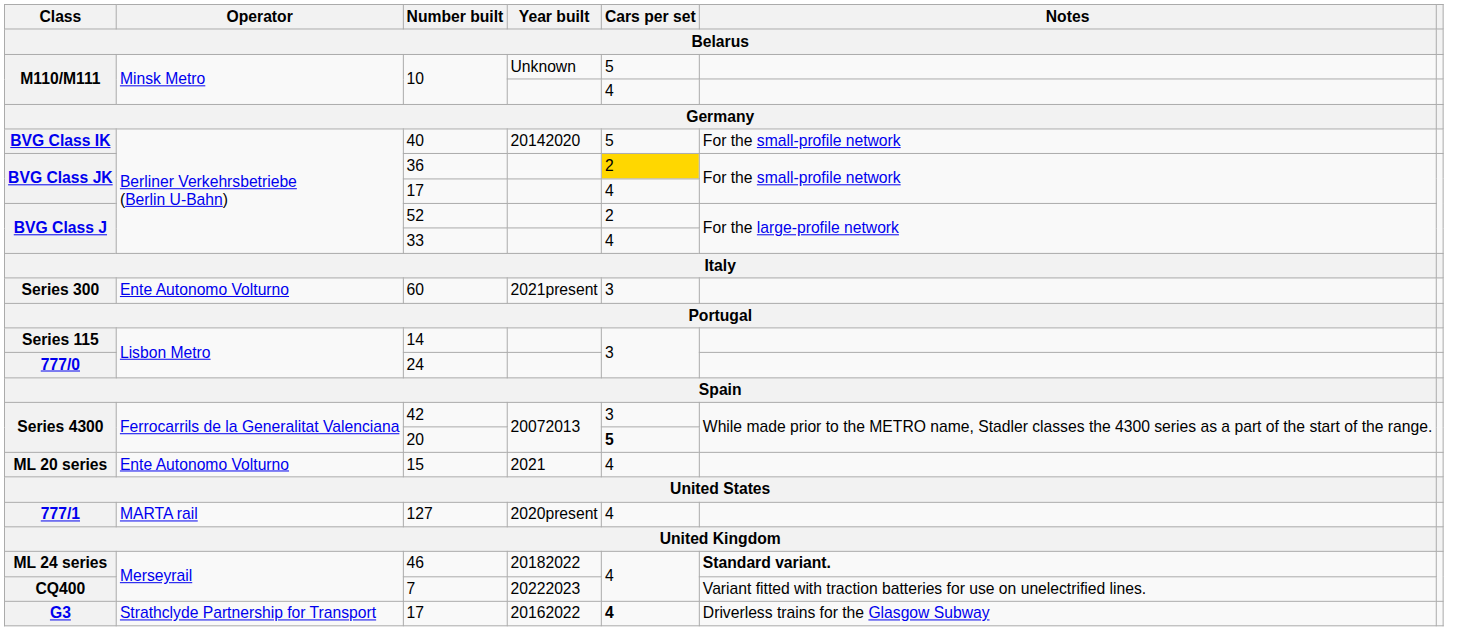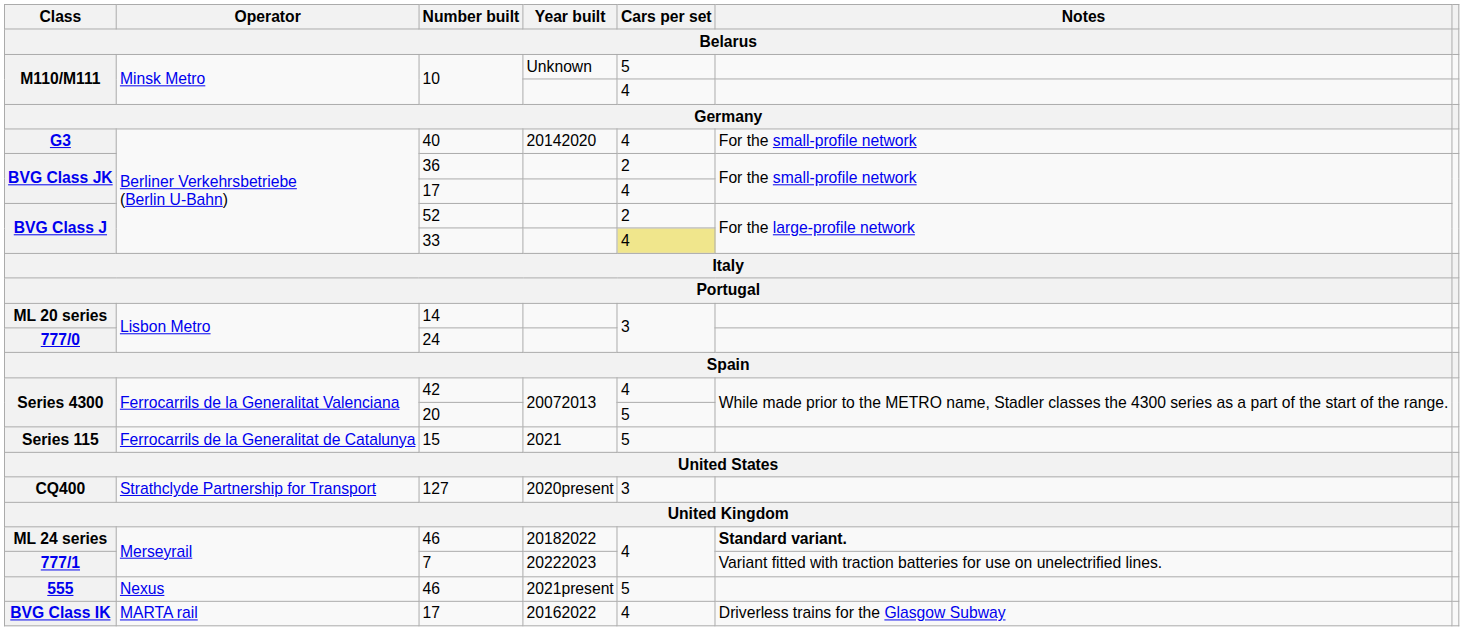(60, 141) BVG Class IK -> (60, 141) G3
(609, 141) 5 -> (625, 141) 4
(609, 166) gold background -> (625, 166) no background
(609, 240) no background -> (625, 240) khaki background
- row: (415, 290)
(60, 340) Series 115 -> (60, 315) ML 20 series
(609, 414) 3 -> (625, 389) 4
(609, 439) bold -> (625, 414) normal
(60, 464) ML 20 series -> (60, 439) Series 115
(204, 464) Ente Autonomo Volturno -> (268, 439) Ferrocarrils de la Generalitat de Catalunya
(609, 464) 4 -> (625, 439) 5
(60, 514) 777/1 -> (60, 489) CQ400
(159, 514) MARTA rail -> (248, 489) Strathclyde Partnership for Transport
(609, 514) 4 -> (625, 489) 3
(60, 588) CQ400 -> (60, 564) 777/1
+ row: (431, 588)
(60, 613) G3 -> (60, 613) BVG Class IK
(248, 613) Strathclyde Partnership for Transport -> (159, 613) MARTA rail
(609, 613) bold -> (625, 613) normal
